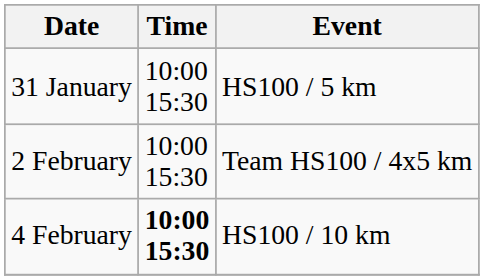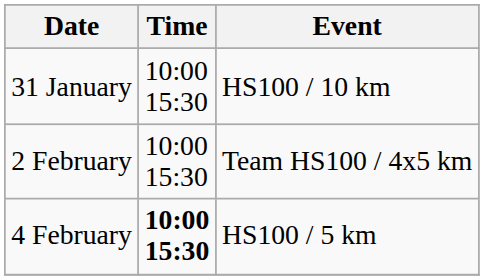(299, 85) HS100 / 5 km -> (306, 85) HS100 / 10 km
(306, 235) HS100 / 10 km -> (299, 235) HS100 / 5 km
